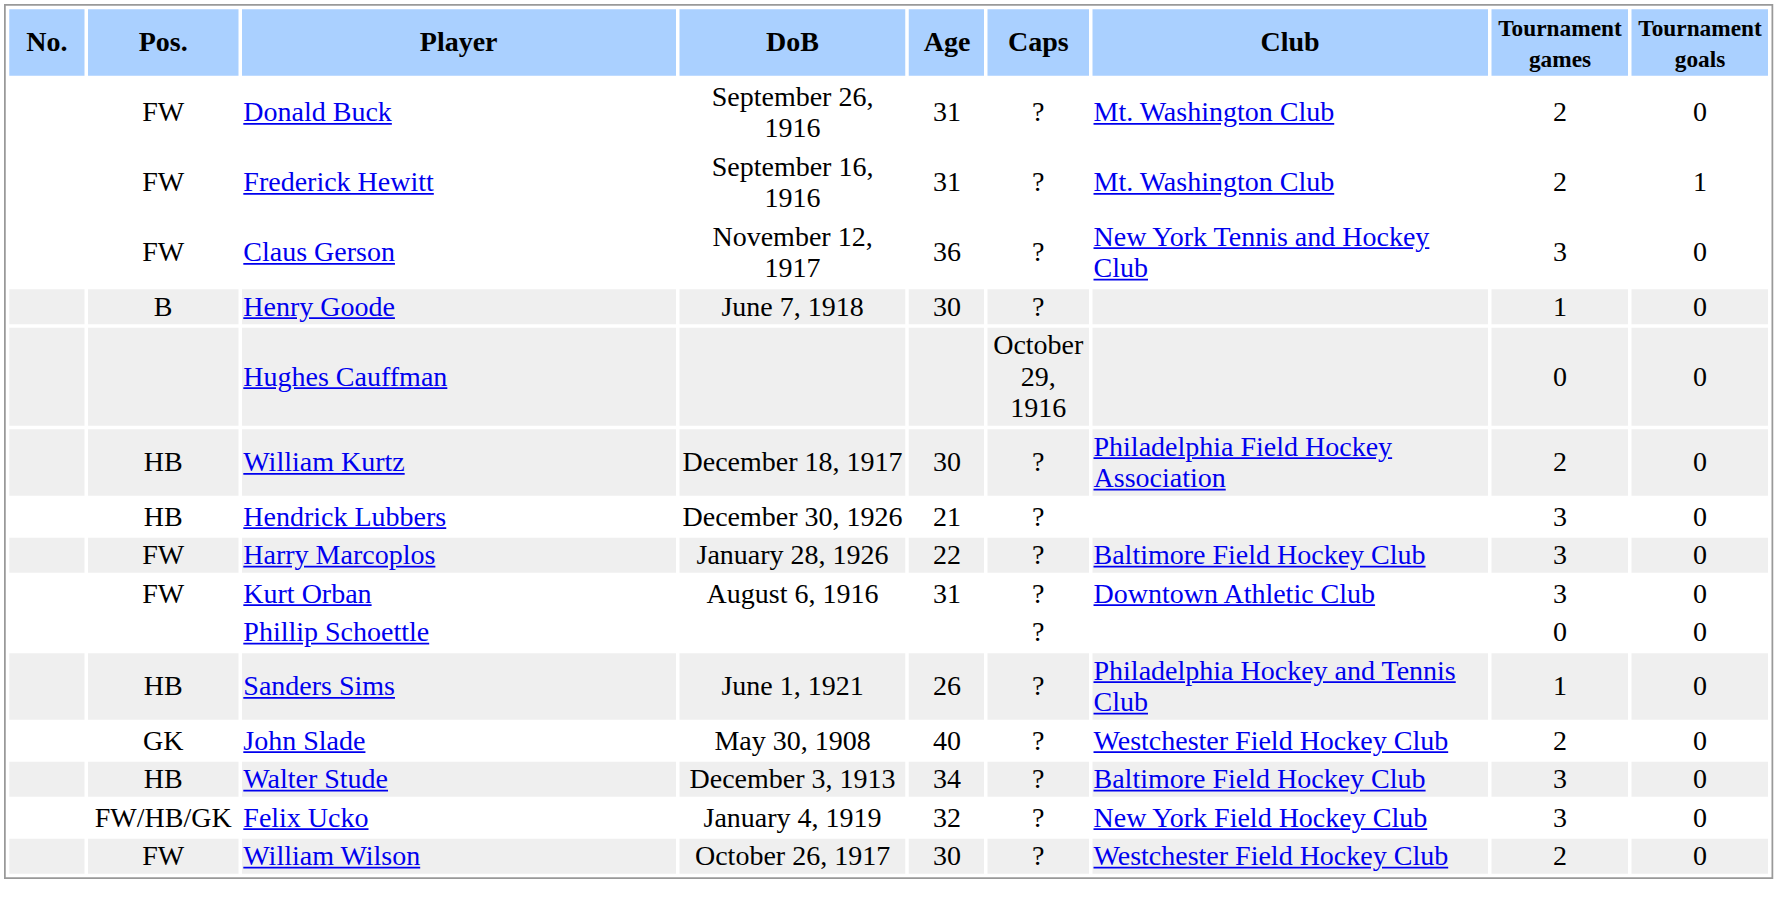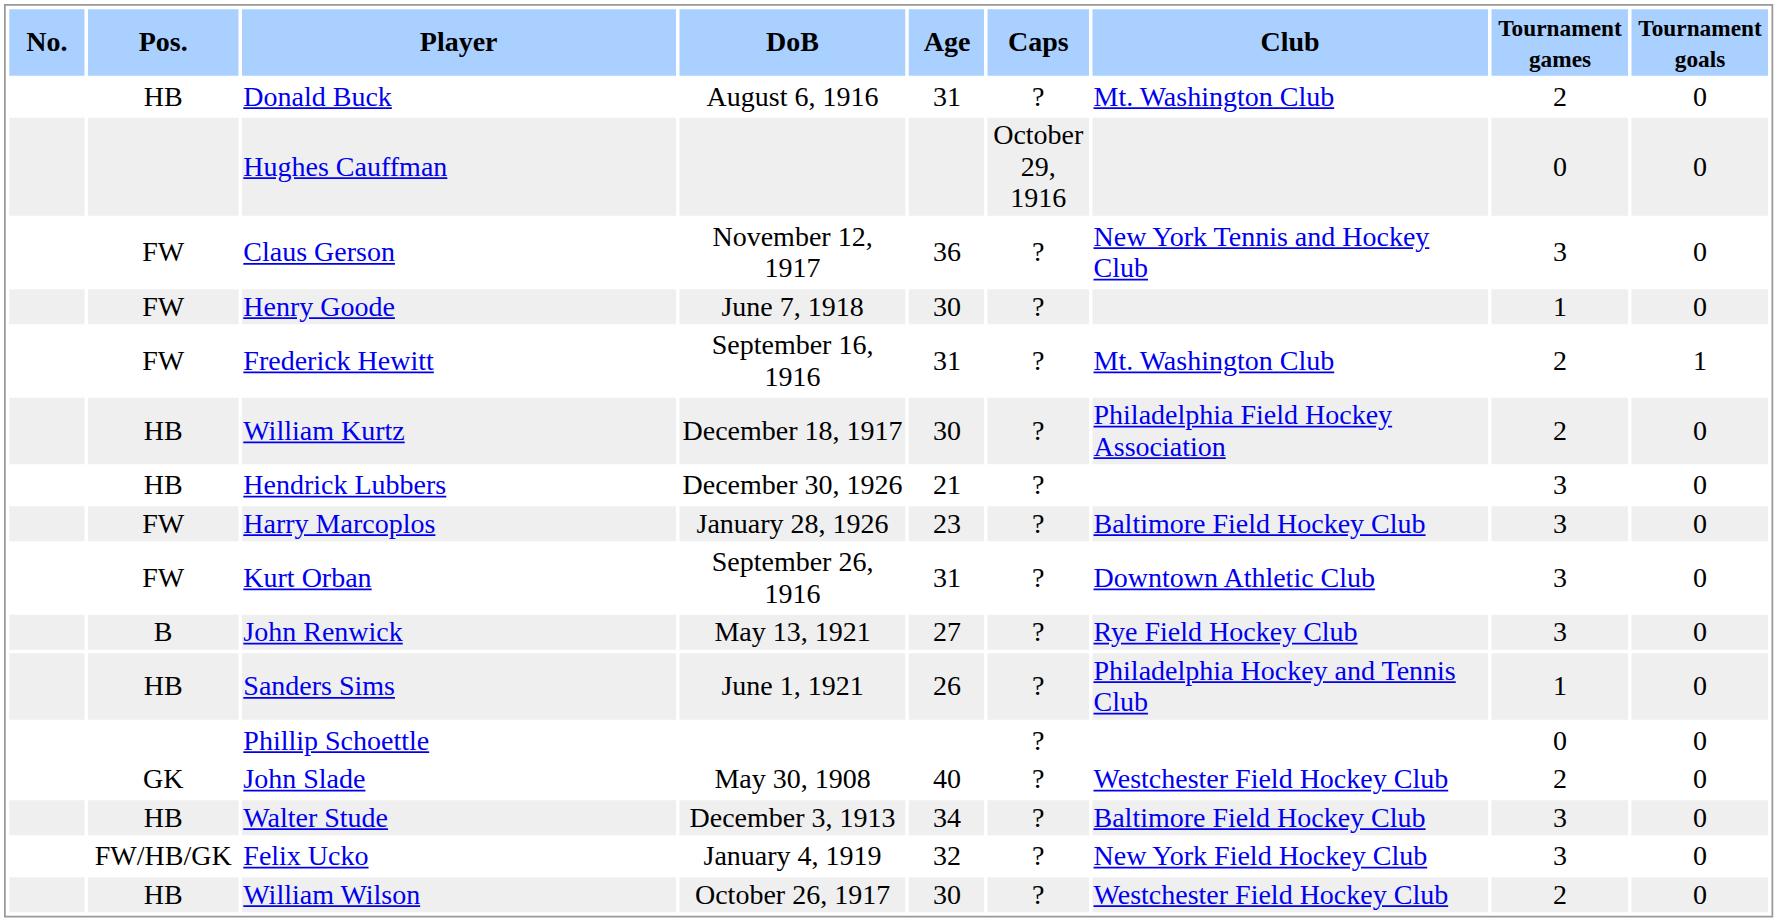(163, 112) FW -> (163, 96) HB
(793, 112) September 26, 1916 -> (793, 96) August 6, 1916
rows swapped: (345, 376) <-> (339, 182)
(163, 306) B -> (163, 306) FW
(947, 554) 22 -> (947, 523) 23
(793, 593) August 6, 1916 -> (793, 577) September 26, 1916
+ row: (323, 631)
rows swapped: (336, 631) <-> (319, 686)
(163, 855) FW -> (163, 894) HB
